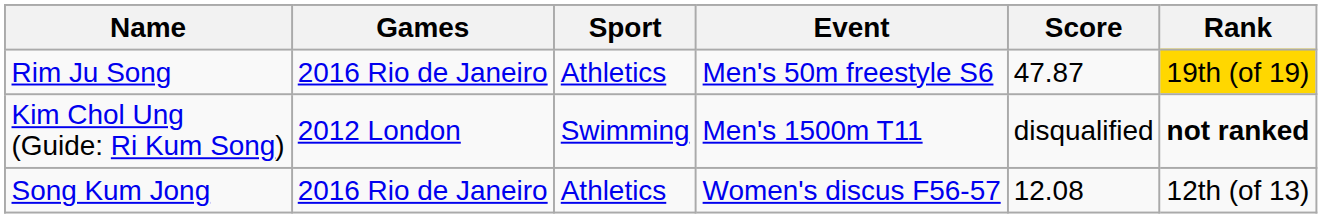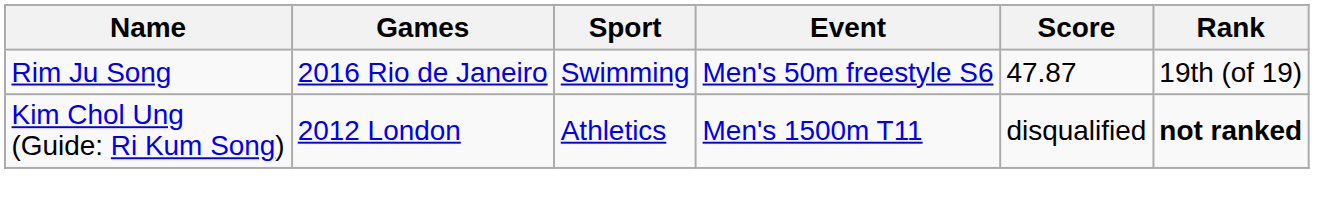(614, 72) Athletics -> (625, 72) Swimming
(1238, 72) gold background -> (1231, 72) no background
(625, 131) Swimming -> (614, 131) Athletics
- row: (111, 191)
